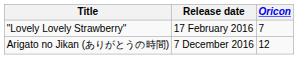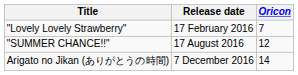+ row: (58, 44)
(264, 45) 12 -> (264, 61) 14
